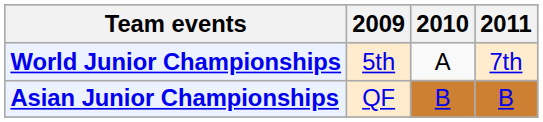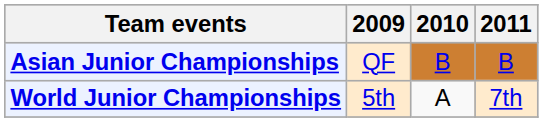rows swapped: (175, 99) <-> (176, 62)
